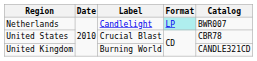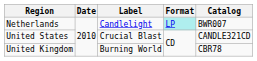(210, 37) CBR78 -> (224, 37) CANDLE321CD
(224, 50) CANDLE321CD -> (210, 50) CBR78
